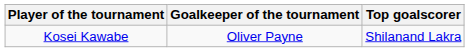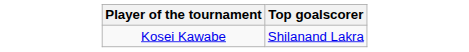- column: (265, 15)
